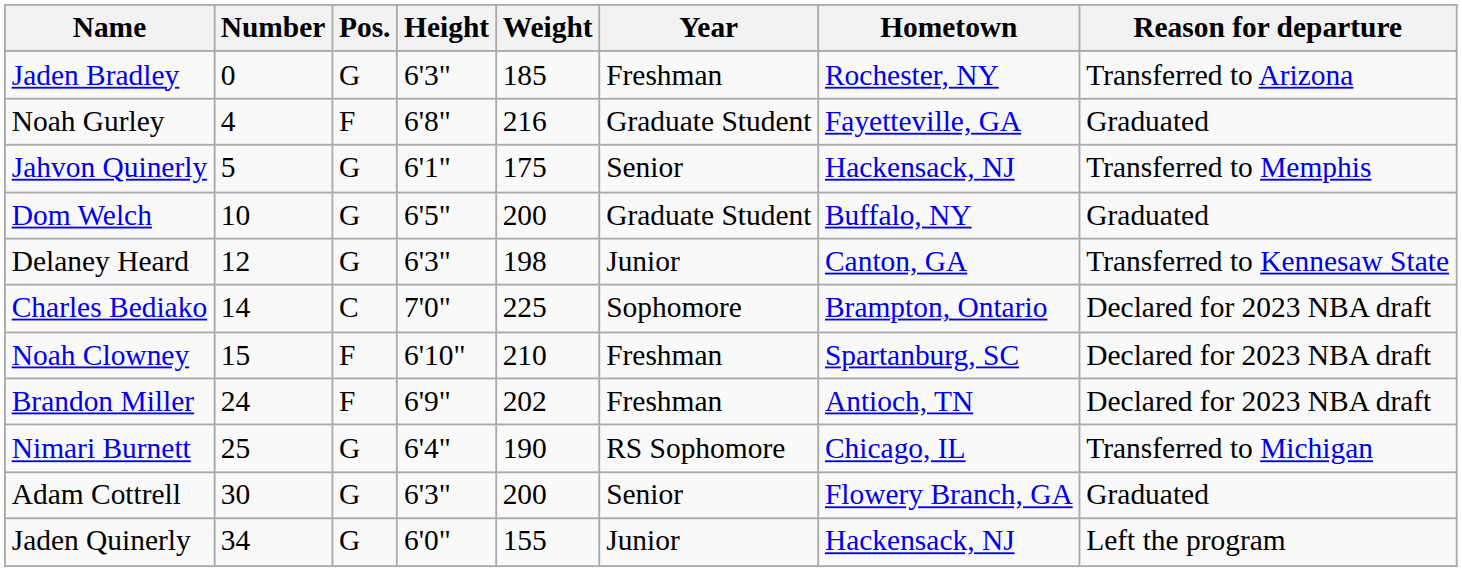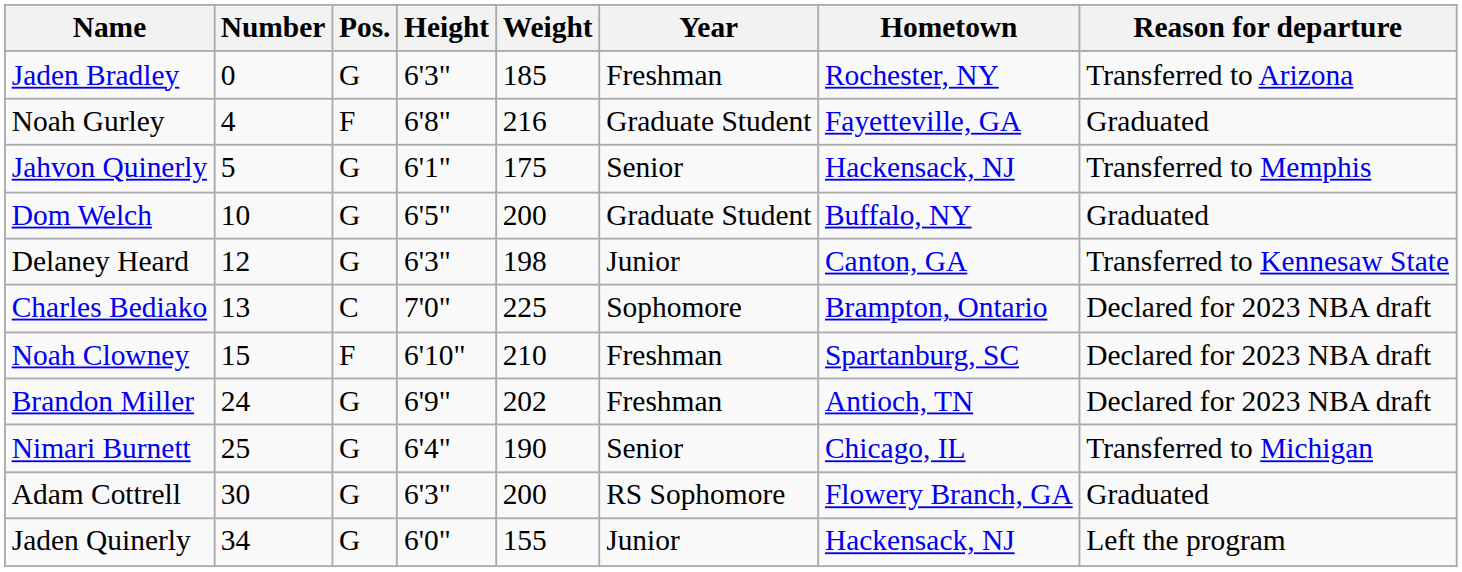(235, 307) 14 -> (235, 307) 13
(347, 401) F -> (350, 401) G
(696, 448) RS Sophomore -> (645, 448) Senior
(645, 494) Senior -> (696, 494) RS Sophomore
